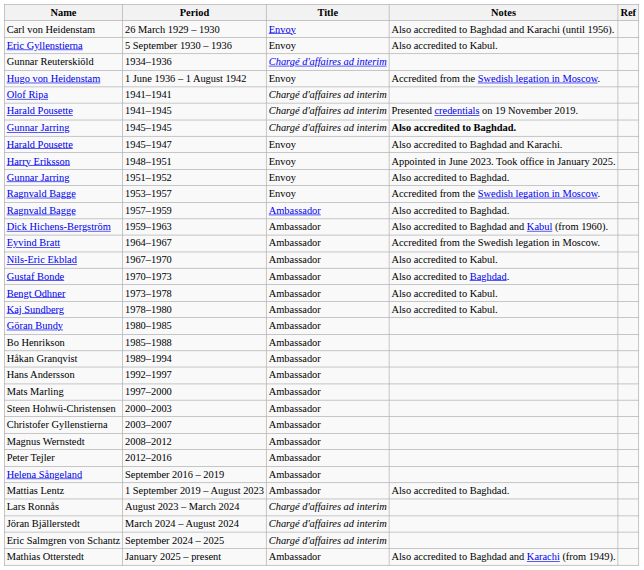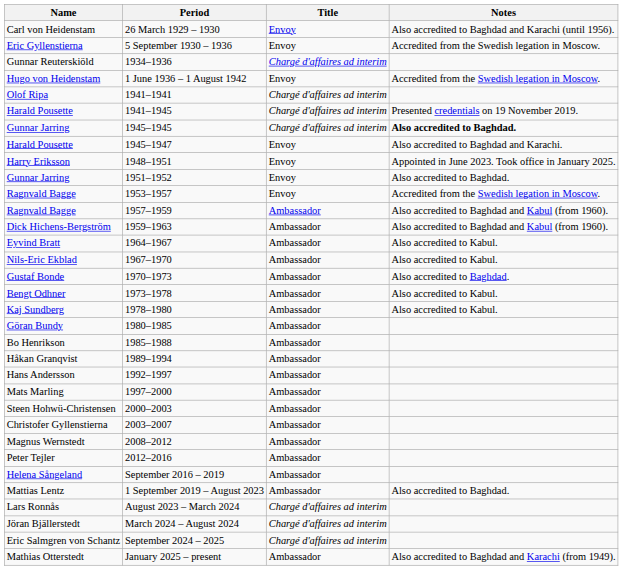- column: (628, 12)
(445, 45) Also accredited to Kabul. -> (496, 45) Accredited from the Swedish legation in Moscow.
(450, 210) Also accredited to Baghdad. -> (500, 210) Also accredited to Baghdad and Kabul (from 1960).
(496, 243) Accredited from the Swedish legation in Moscow. -> (445, 243) Also accredited to Kabul.
